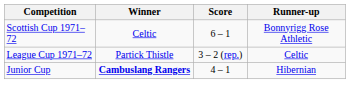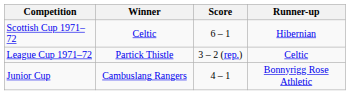(296, 33) Bonnyrigg Rose Athletic -> (296, 33) Hibernian
(144, 70) bold -> (144, 76) normal
(296, 70) Hibernian -> (296, 76) Bonnyrigg Rose Athletic
